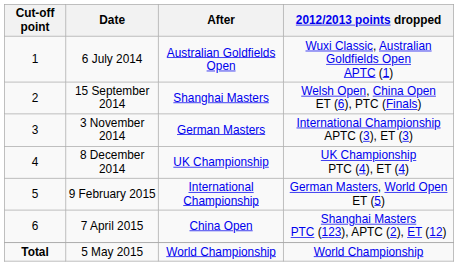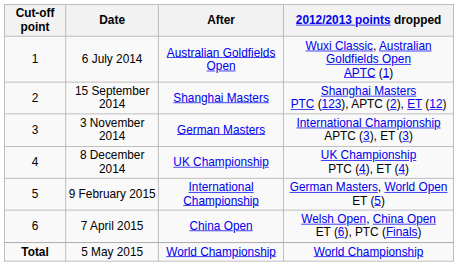(369, 98) Welsh Open, China Open ET (6), PTC (Finals) -> (369, 98) Shanghai Masters PTC (123), APTC (2), ET (12)
(369, 226) Shanghai Masters PTC (123), APTC (2), ET (12) -> (369, 226) Welsh Open, China Open ET (6), PTC (Finals)
